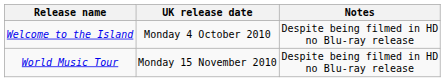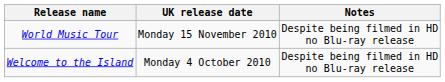rows swapped: (70, 35) <-> (70, 62)
